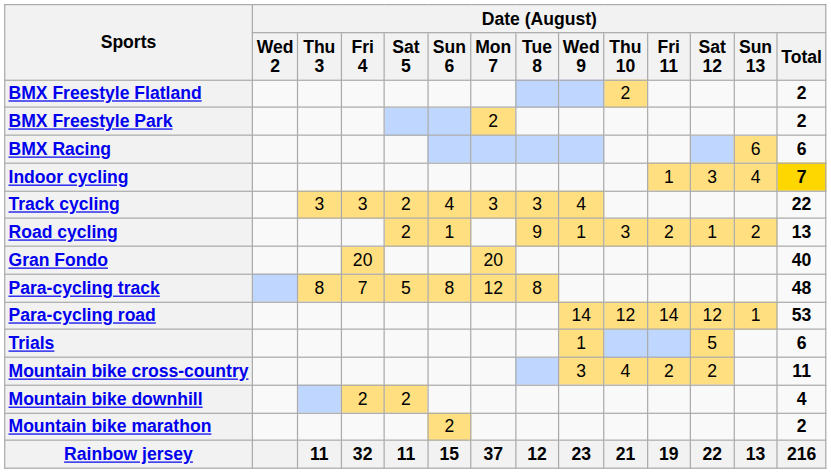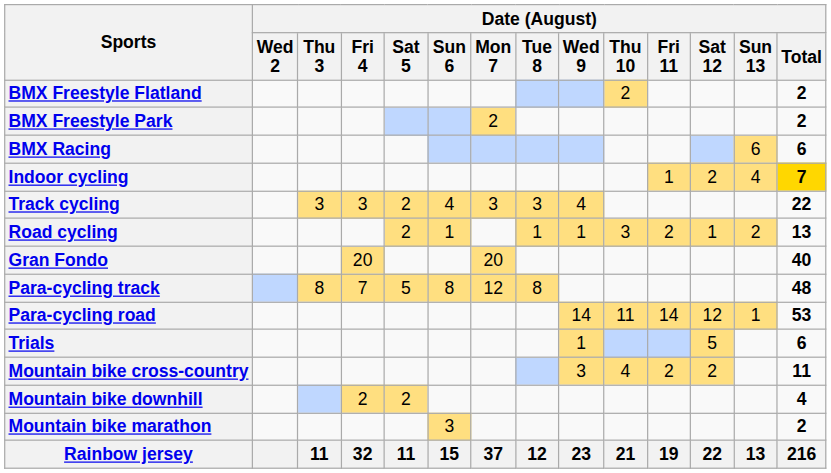(712, 177) 3 -> (712, 177) 2
(537, 232) 9 -> (537, 232) 1
(625, 316) 12 -> (625, 316) 11
(449, 427) 2 -> (449, 427) 3
